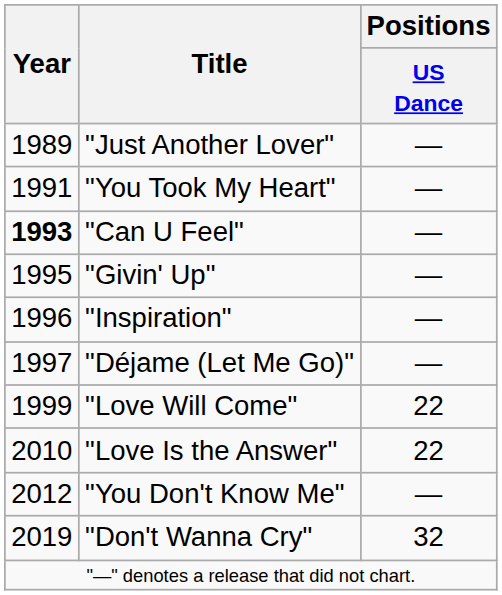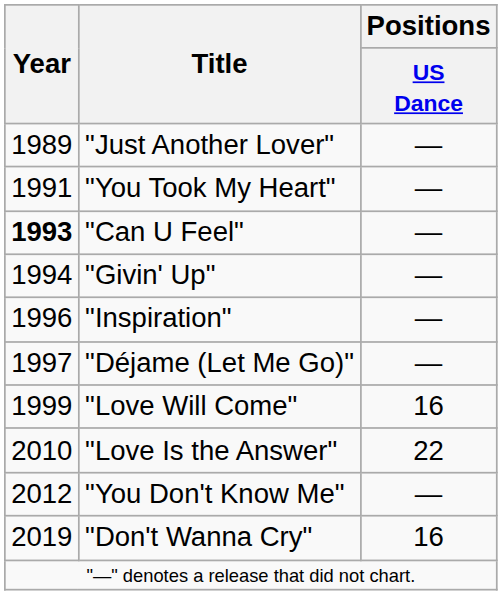(42, 275) 1995 -> (42, 275) 1994
(429, 406) 22 -> (429, 406) 16
(429, 537) 32 -> (429, 537) 16
